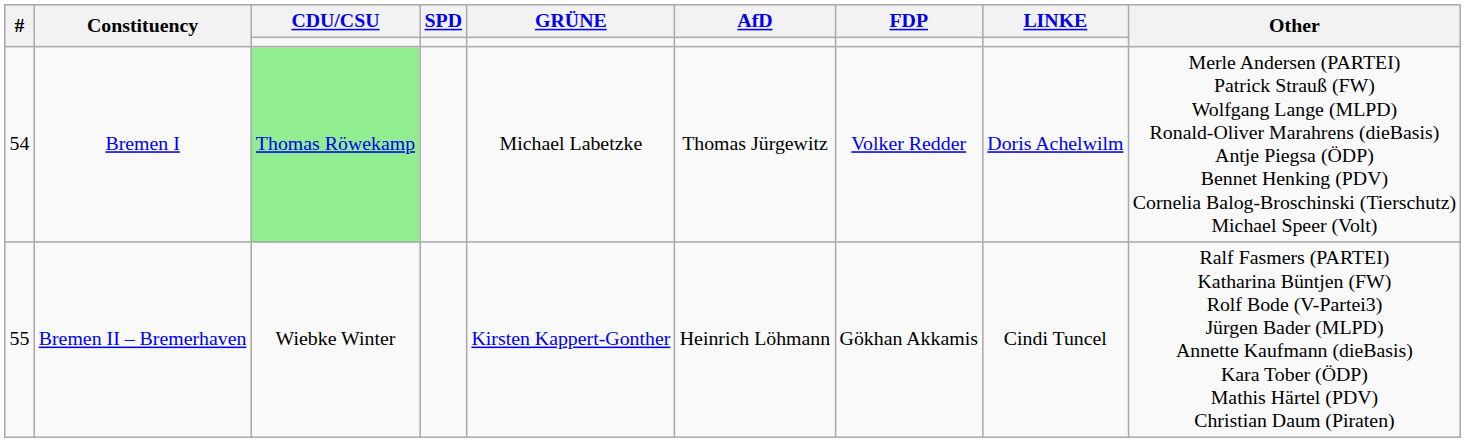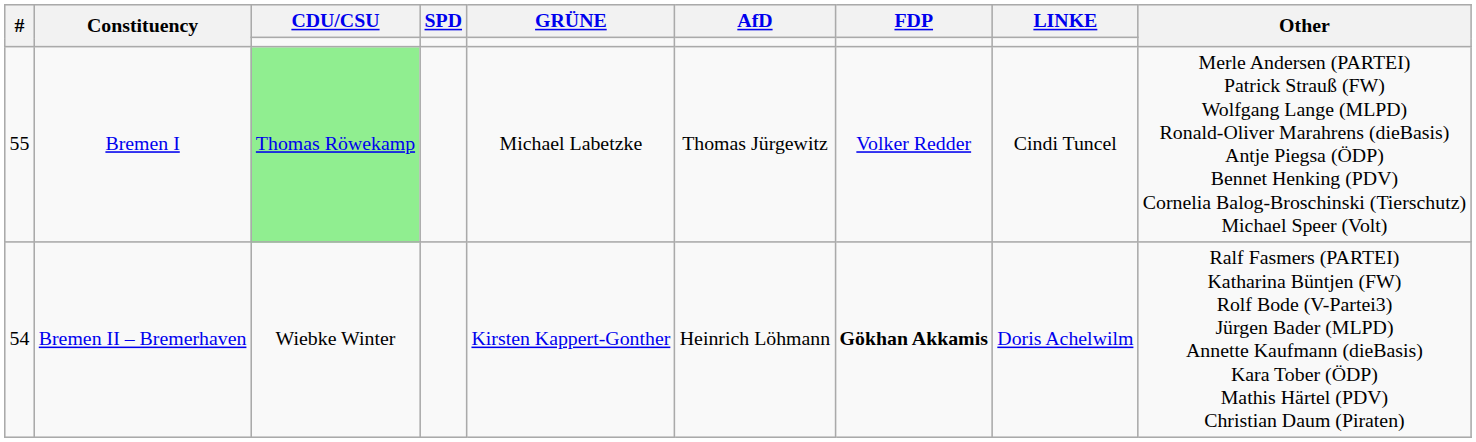(19, 144) 54 -> (19, 144) 55
(1055, 144) Doris Achelwilm -> (1065, 144) Cindi Tuncel
(19, 339) 55 -> (19, 339) 54
(909, 339) normal -> (914, 339) bold
(1055, 339) Cindi Tuncel -> (1065, 339) Doris Achelwilm
